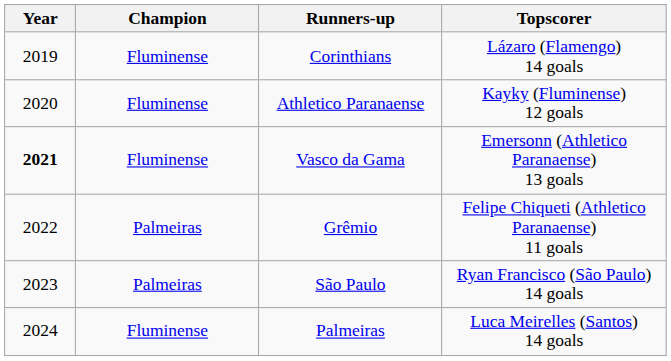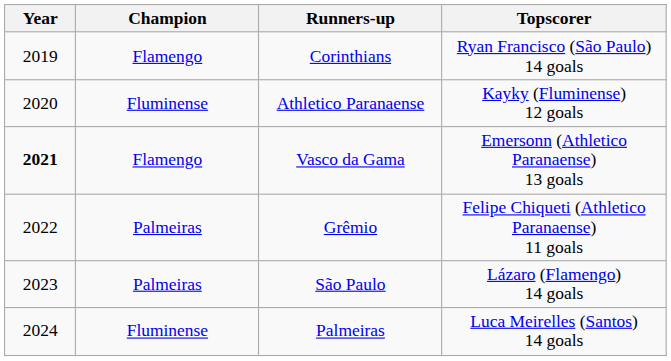(167, 55) Fluminense -> (167, 55) Flamengo
(554, 55) Lázaro (Flamengo) 14 goals -> (554, 55) Ryan Francisco (São Paulo) 14 goals
(167, 160) Fluminense -> (167, 160) Flamengo
(554, 284) Ryan Francisco (São Paulo) 14 goals -> (554, 284) Lázaro (Flamengo) 14 goals
